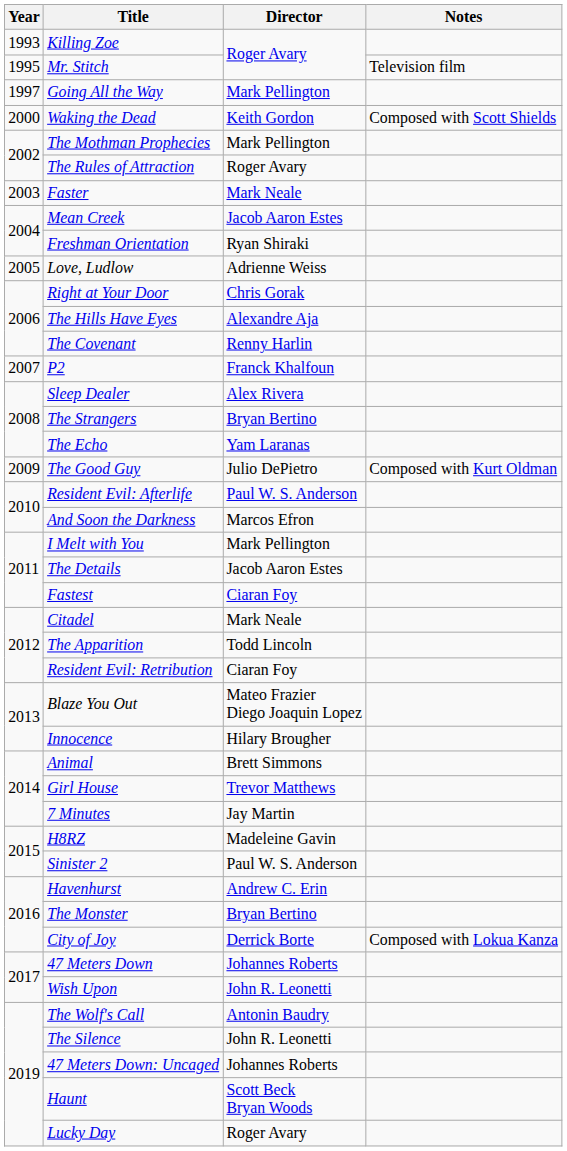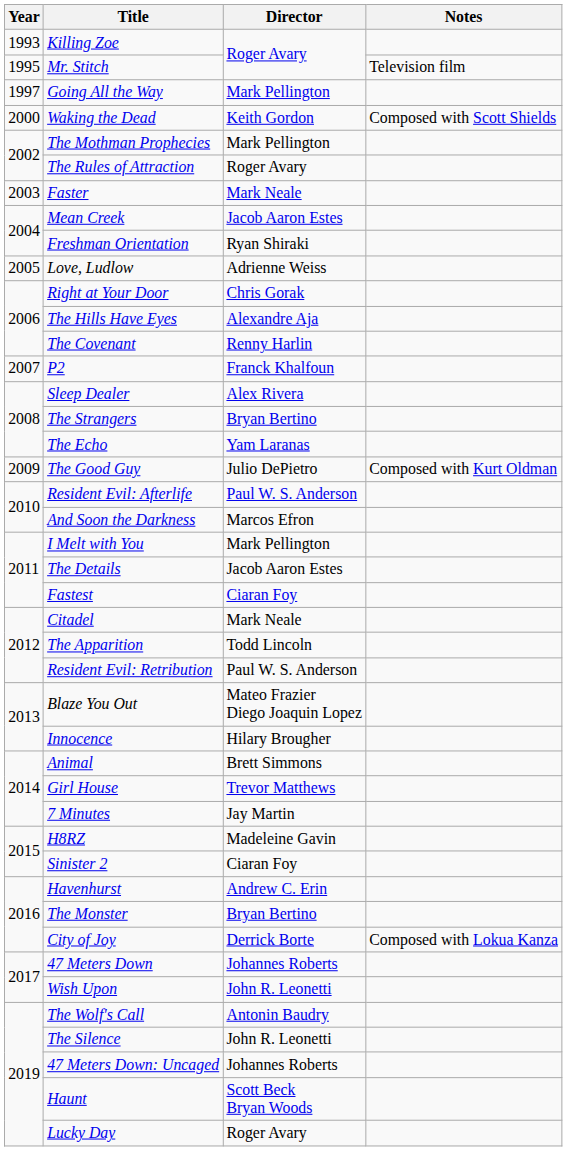(262, 670) Ciaran Foy -> (292, 670) Paul W. S. Anderson
(292, 863) Paul W. S. Anderson -> (262, 863) Ciaran Foy
